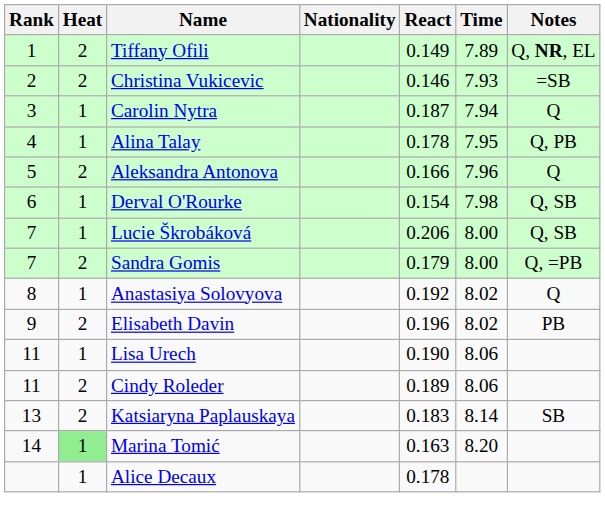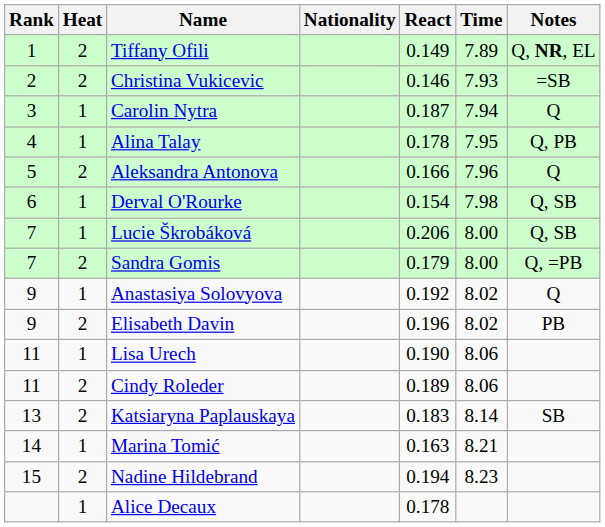(31, 293) 8 -> (31, 293) 9
(82, 446) lightgreen background -> (82, 446) no background
(481, 446) 8.20 -> (481, 446) 8.21
+ row: (184, 476)
